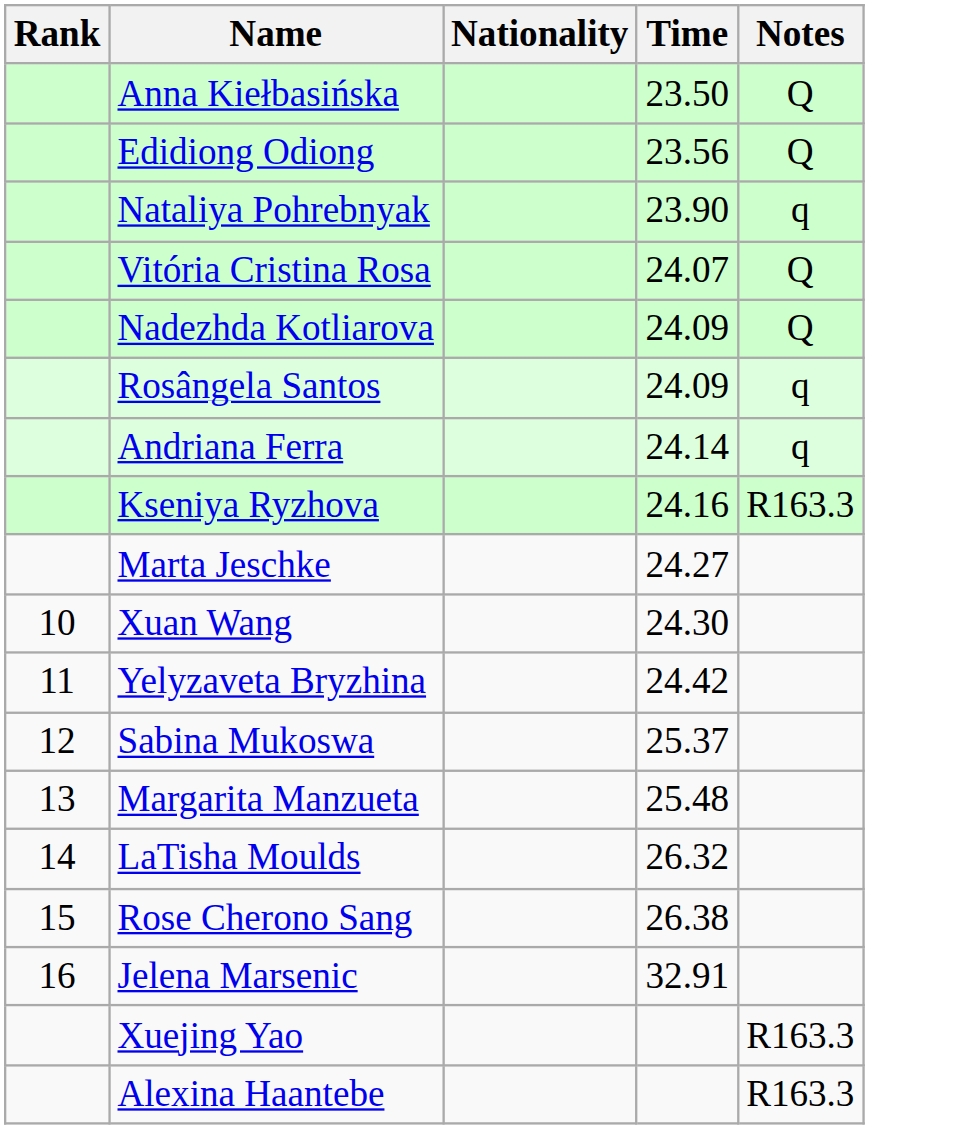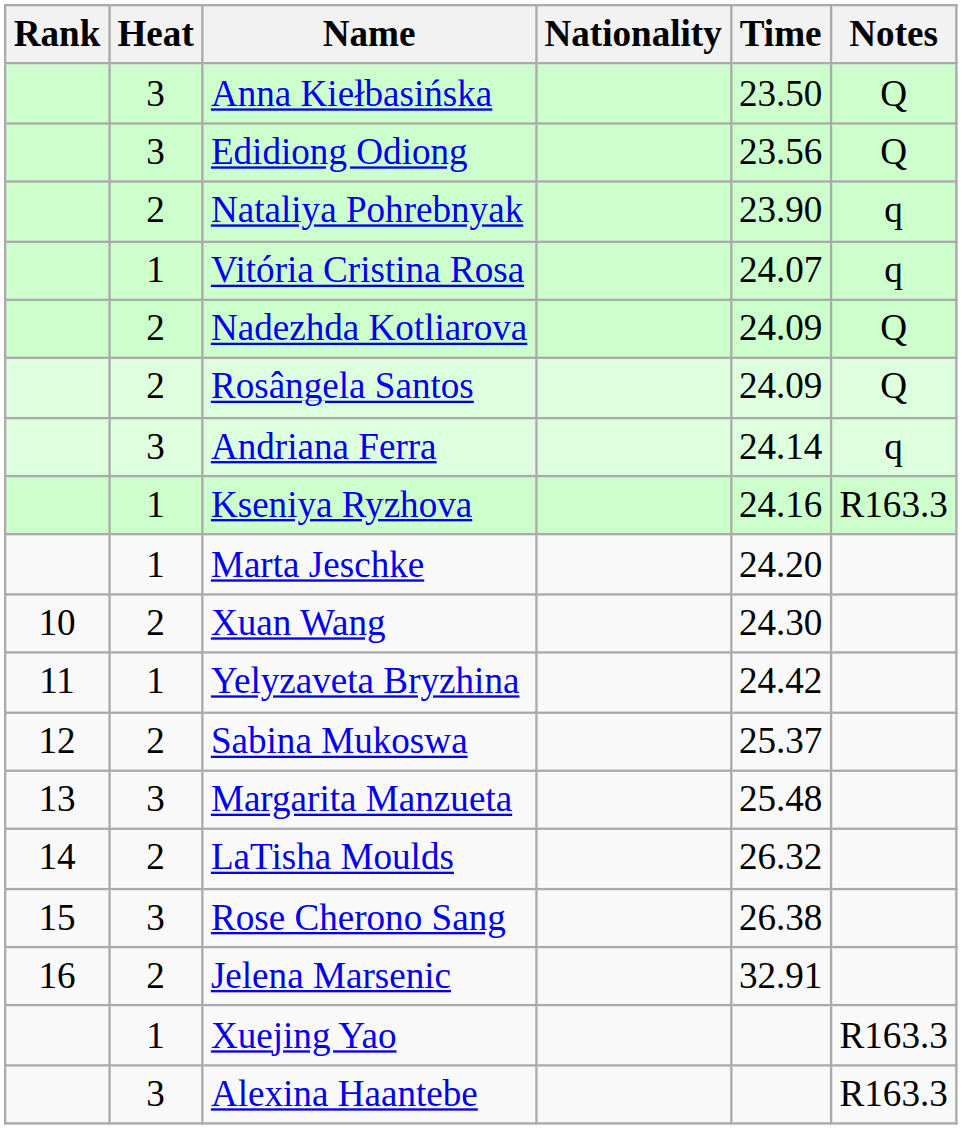+ column: (156, 33)
(800, 269) Q -> (894, 269) q
(800, 387) q -> (894, 387) Q
(687, 563) 24.27 -> (781, 563) 24.20
